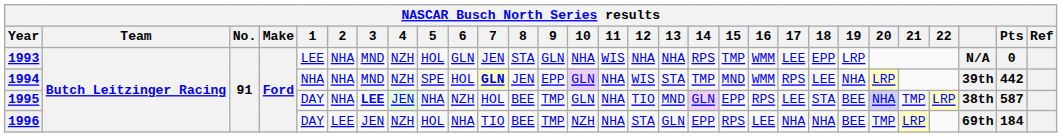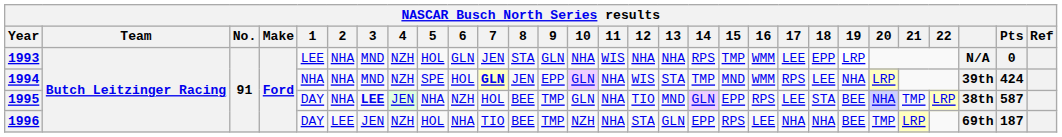(1012, 79) 442 -> (1012, 79) 424
(1012, 121) 184 -> (1012, 121) 187
